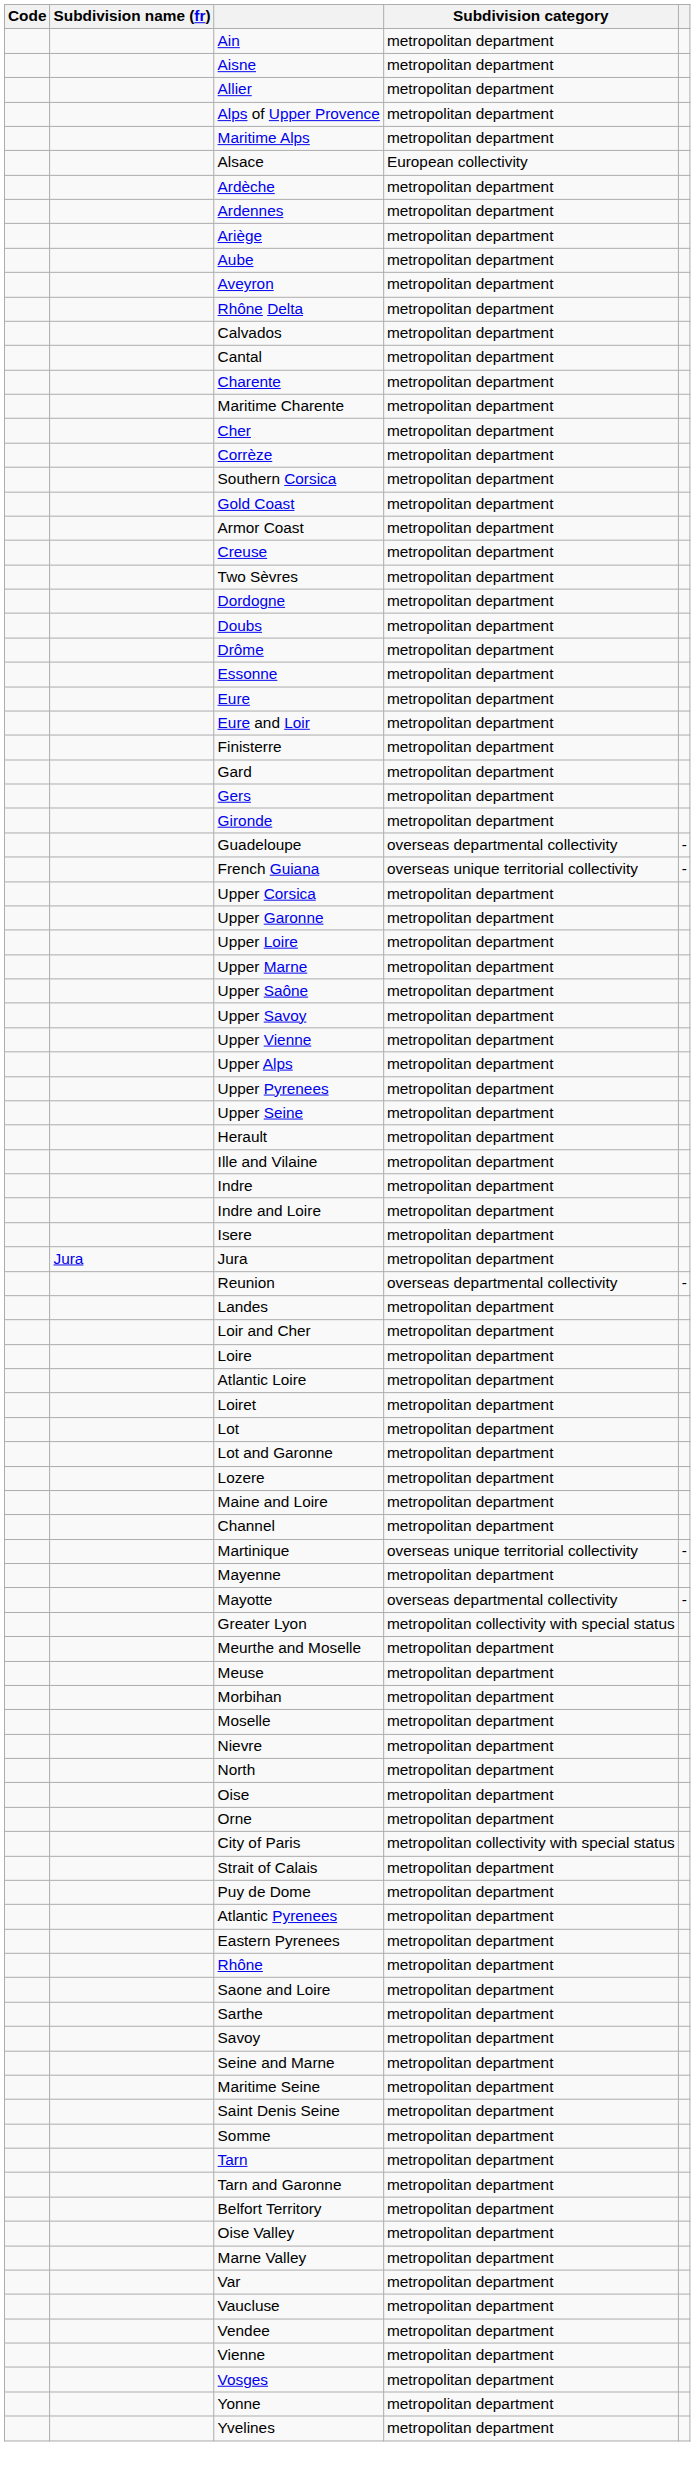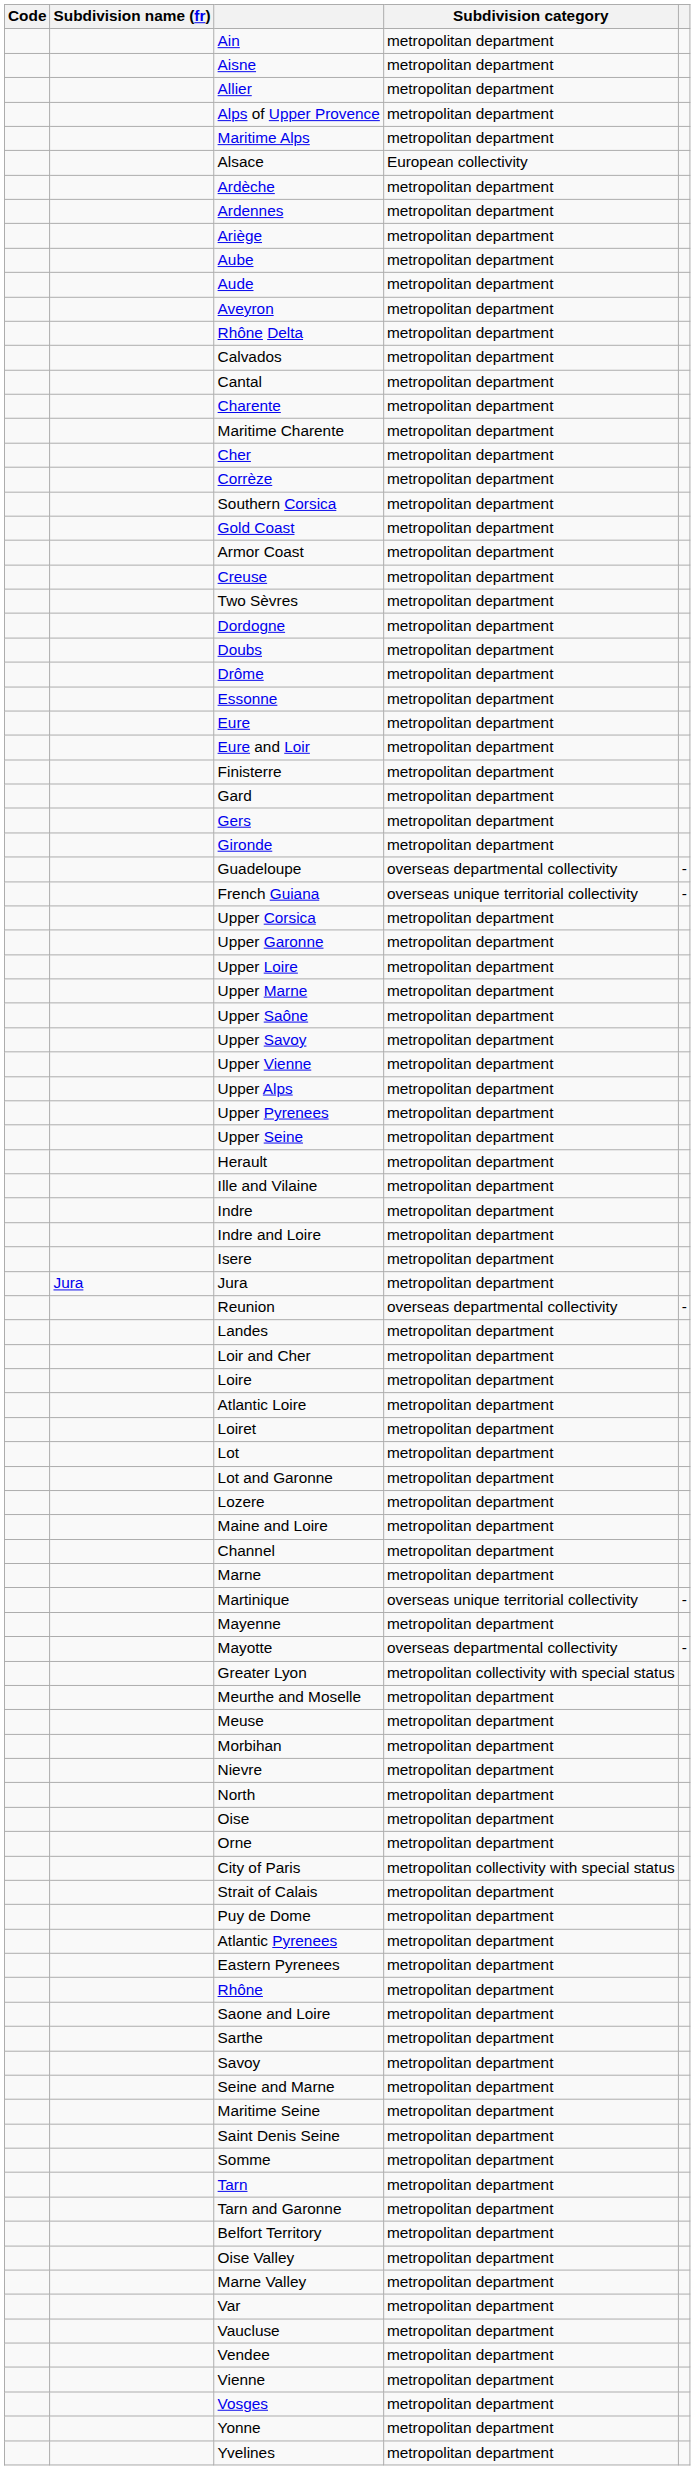+ row: (236, 284)
+ row: (239, 1575)
- row: (244, 1721)
